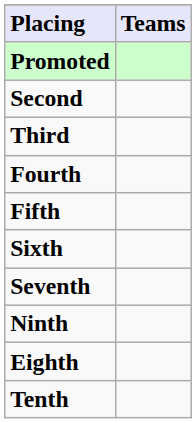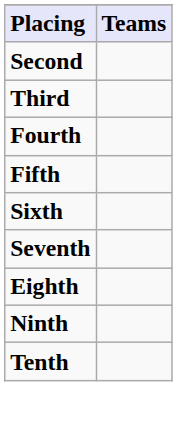- row: (60, 60)
rows swapped: (44, 361) <-> (39, 323)
